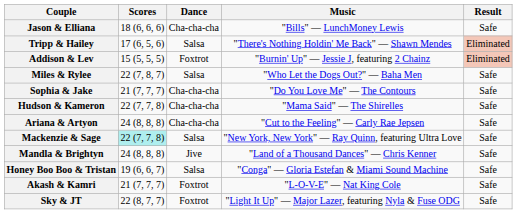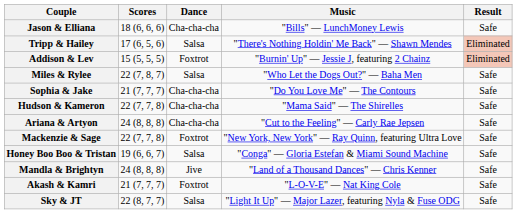(142, 138) paleturquoise background -> (142, 138) no background
(194, 138) Salsa -> (194, 138) Foxtrot
rows swapped: (61, 169) <-> (61, 153)
(194, 201) Foxtrot -> (194, 201) Salsa
